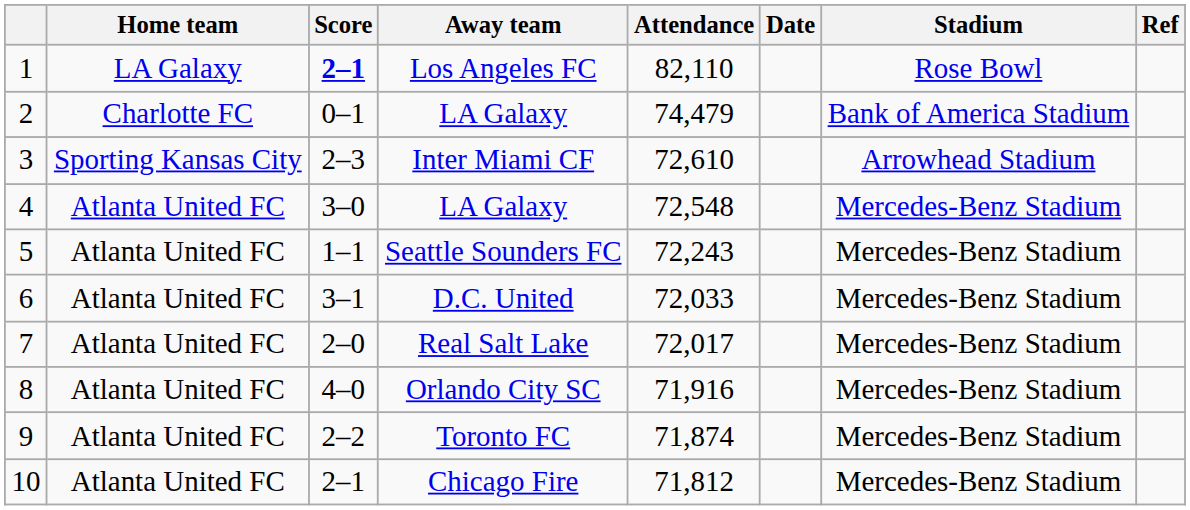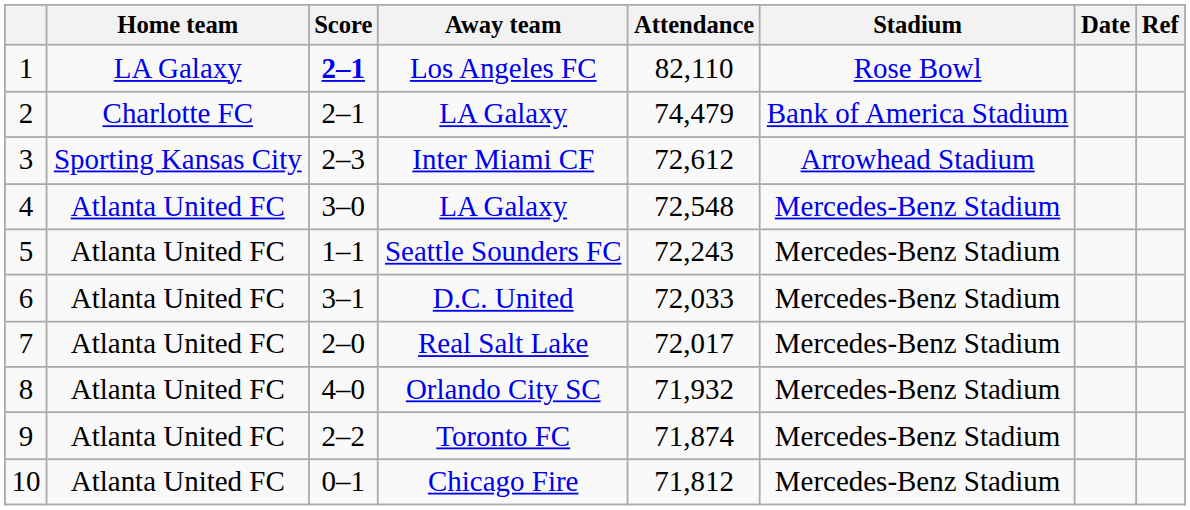columns swapped: (978, 24) <-> (791, 24)
(343, 114) 0–1 -> (343, 114) 2–1
(694, 159) 72,610 -> (694, 159) 72,612
(694, 389) 71,916 -> (694, 389) 71,932
(343, 481) 2–1 -> (343, 481) 0–1
